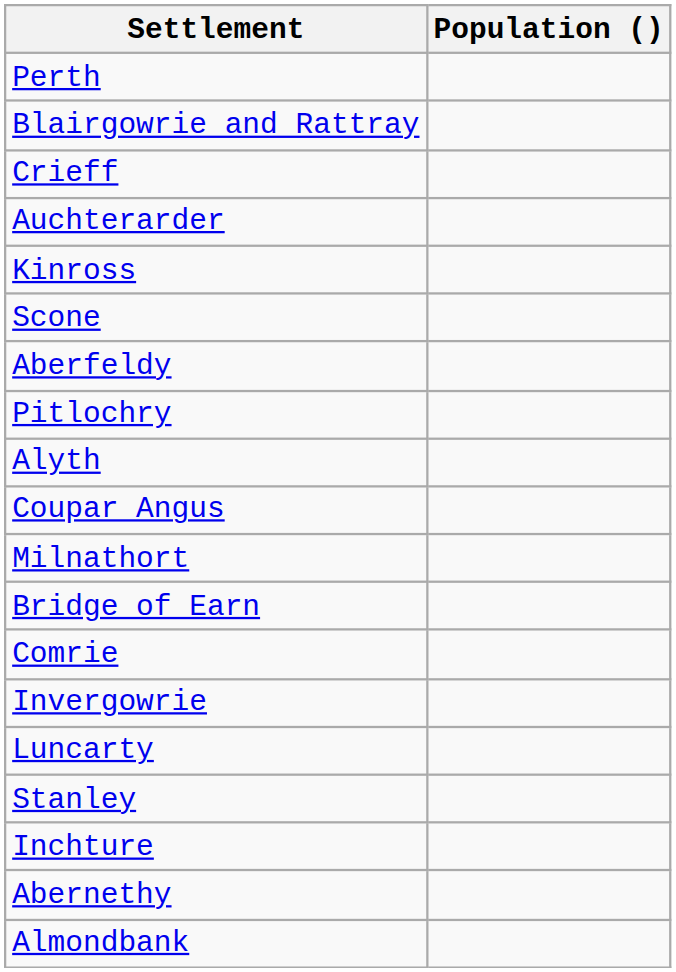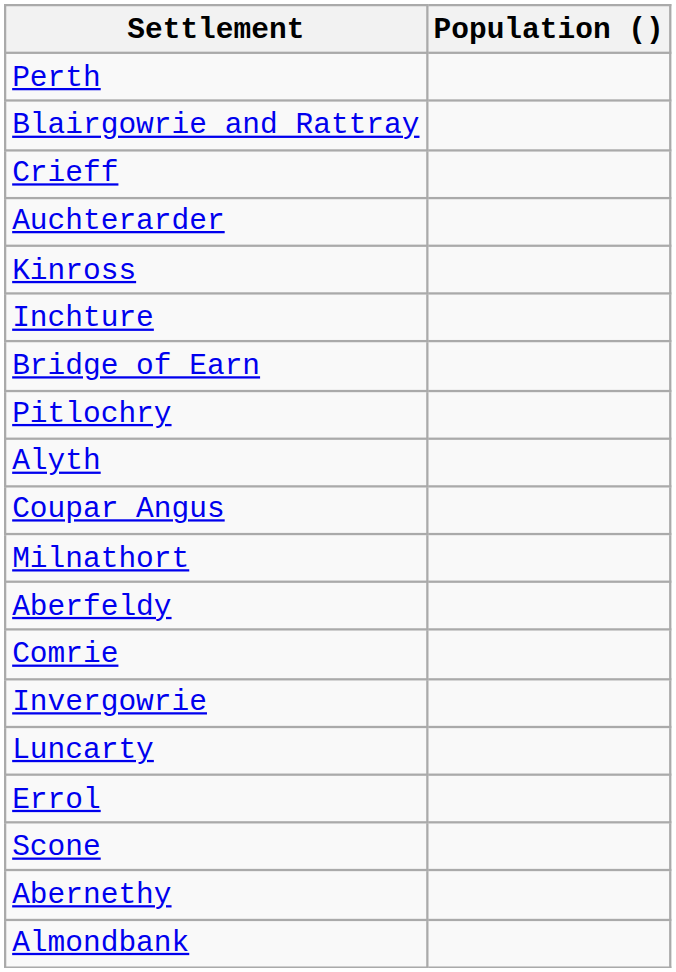rows swapped: (56, 318) <-> (83, 847)
rows swapped: (136, 606) <-> (92, 366)
- row: (74, 799)
+ row: (56, 799)
